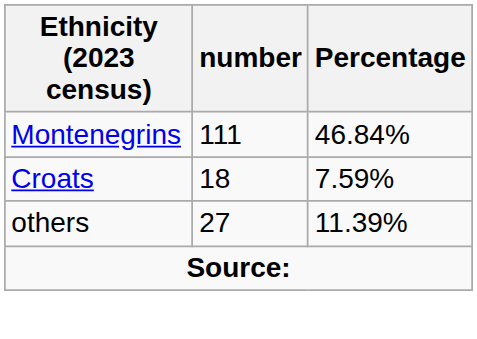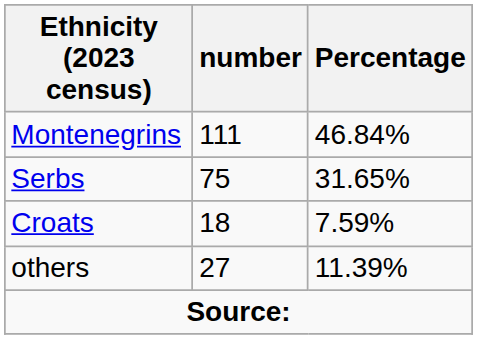+ row: (48, 178)
